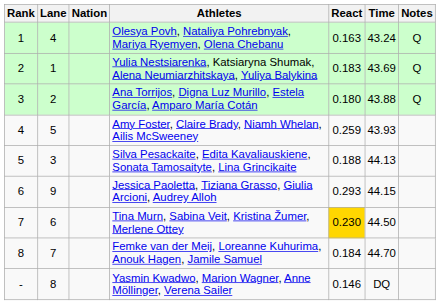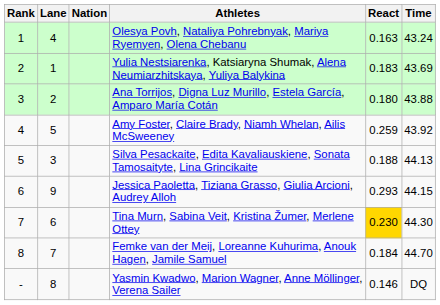- column: (417, 13)
(382, 130) 43.93 -> (418, 130) 43.92
(382, 222) 44.50 -> (418, 222) 44.30
